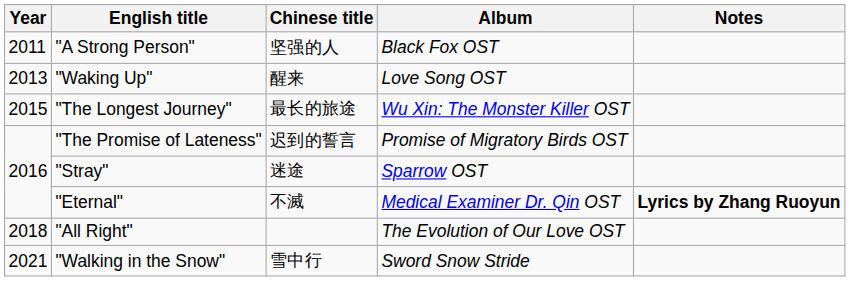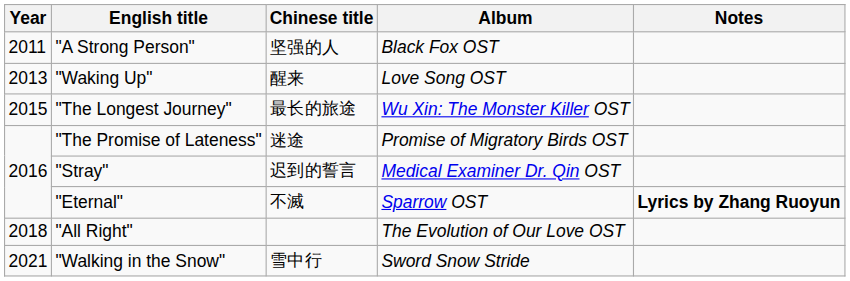(313, 139) 迟到的誓言 -> (287, 139) 迷途
(287, 170) 迷途 -> (313, 170) 迟到的誓言
(434, 171) Sparrow OST -> (501, 171) Medical Examiner Dr. Qin OST
(501, 202) Medical Examiner Dr. Qin OST -> (434, 202) Sparrow OST
